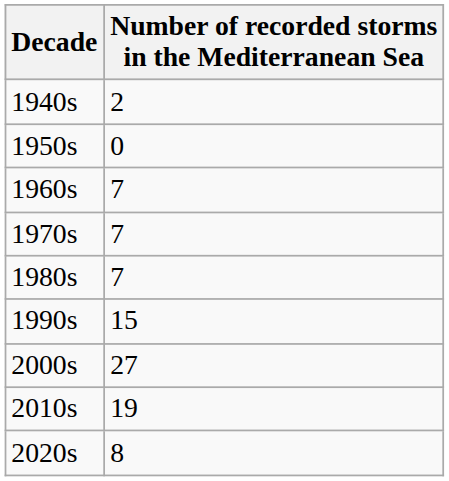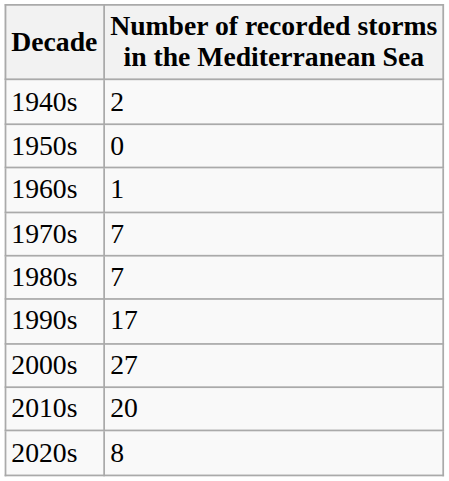(117, 189) 7 -> (117, 189) 1
(124, 320) 15 -> (124, 320) 17
(124, 408) 19 -> (124, 408) 20
